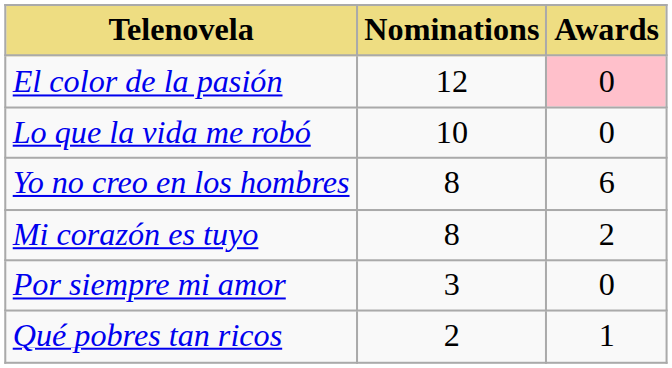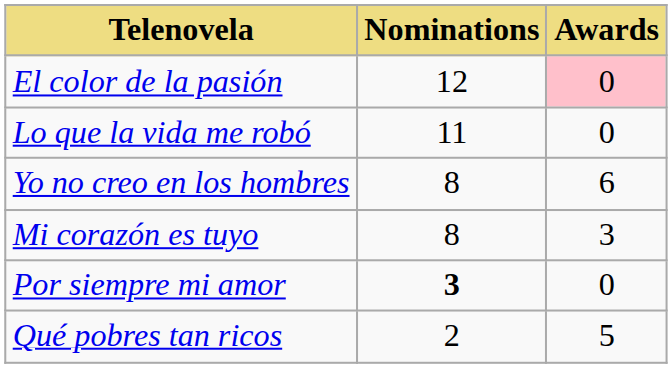(452, 132) 10 -> (452, 132) 11
(607, 234) 2 -> (607, 234) 3
(452, 285) normal -> (452, 285) bold
(607, 336) 1 -> (607, 336) 5
